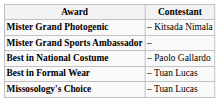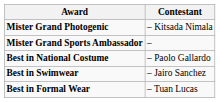+ row: (43, 73)
- row: (49, 89)
